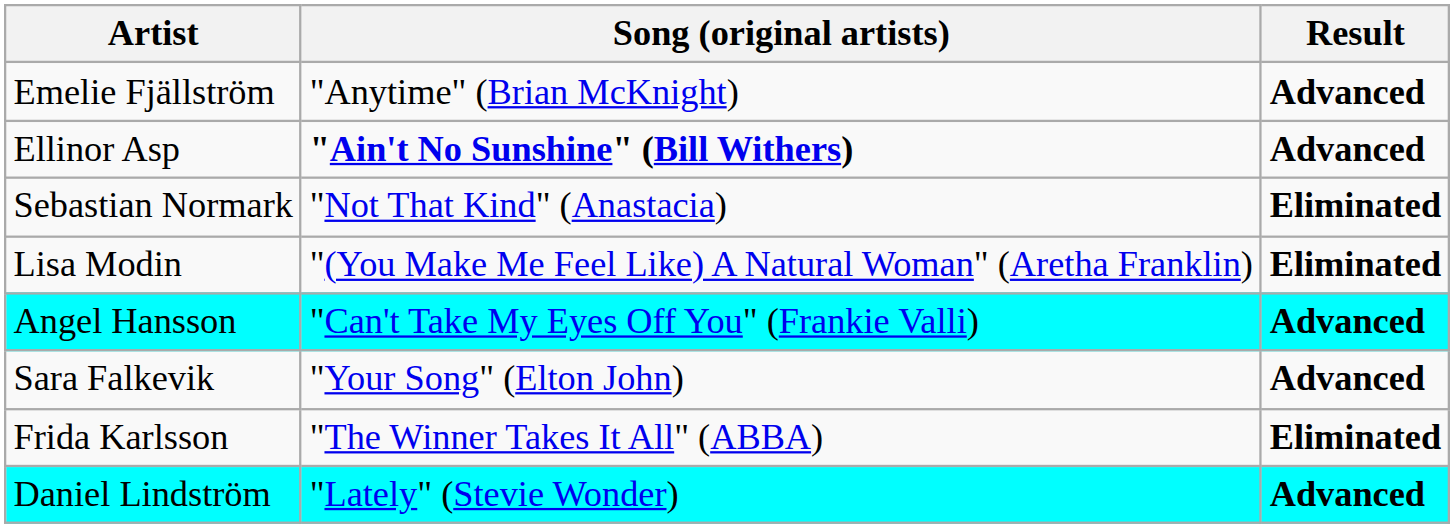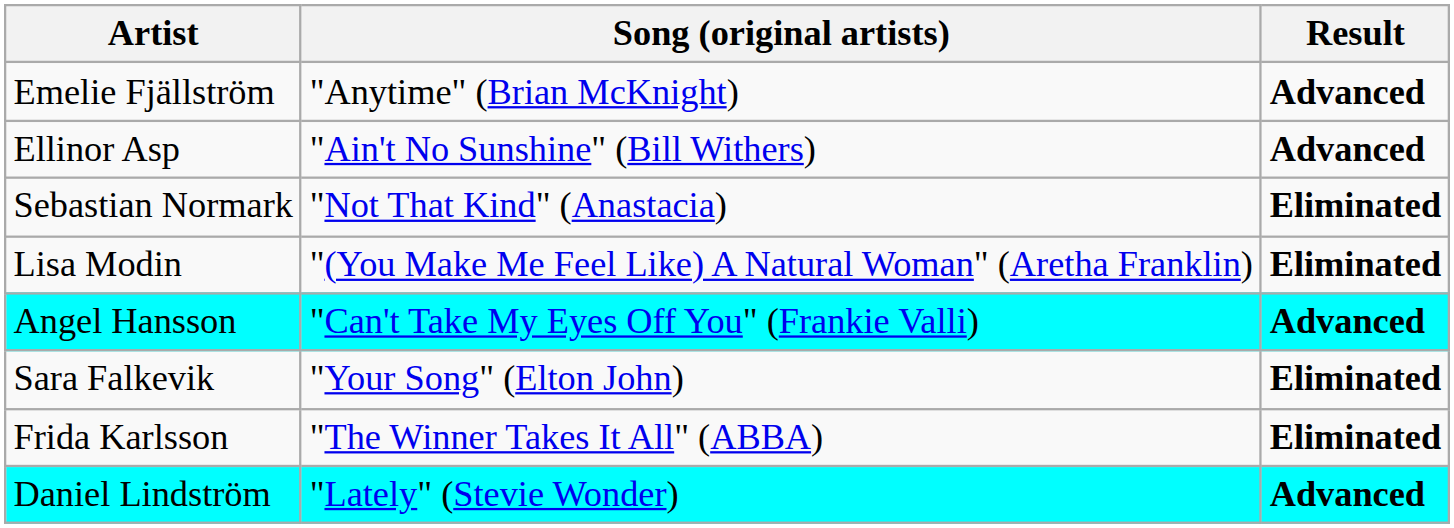(581, 148) bold -> (563, 148) normal
(1347, 378) Advanced -> (1355, 378) Eliminated
